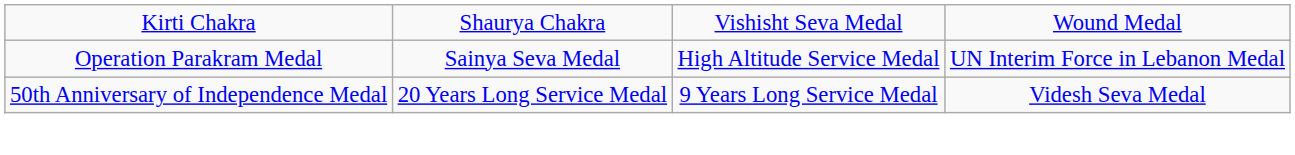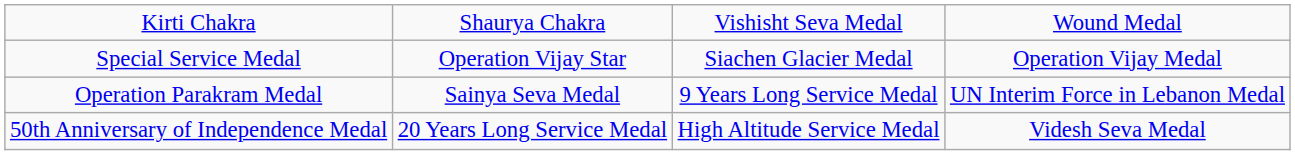+ row: (199, 58)
(809, 58) High Altitude Service Medal -> (809, 94) 9 Years Long Service Medal
(809, 94) 9 Years Long Service Medal -> (809, 130) High Altitude Service Medal
